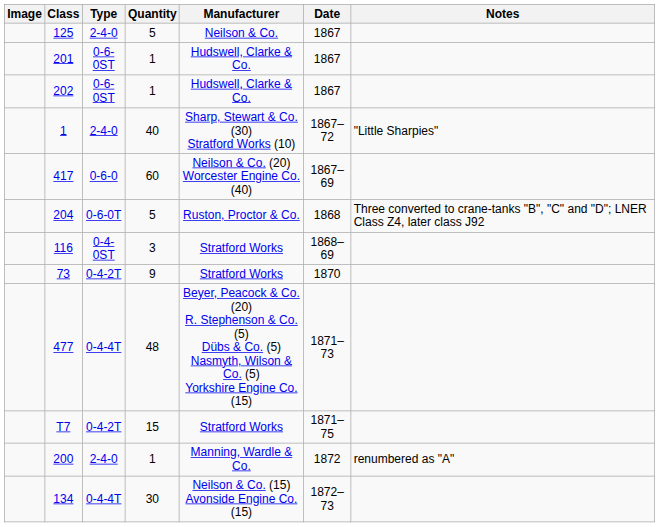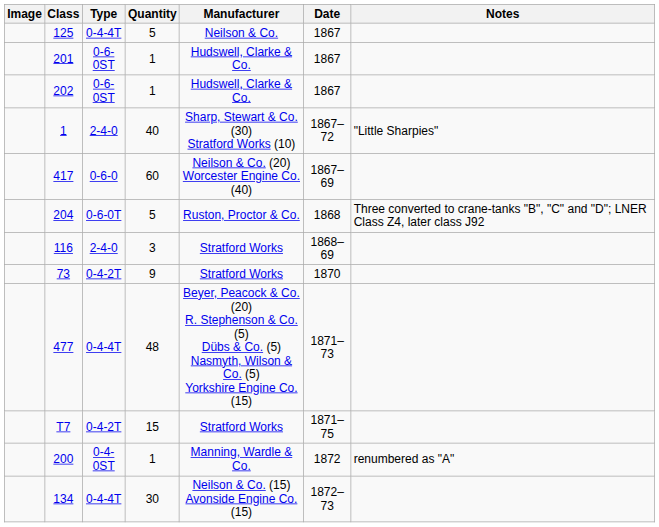(104, 33) 2-4-0 -> (104, 33) 0-4-4T
(104, 248) 0-4-0ST -> (104, 248) 2-4-0
(104, 459) 2-4-0 -> (104, 459) 0-4-0ST
